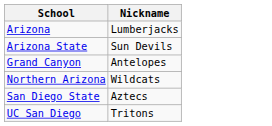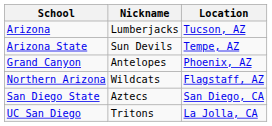+ column: (224, 13)
